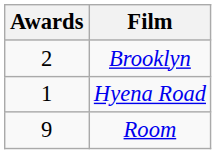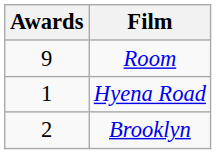rows swapped: (150, 129) <-> (150, 58)
